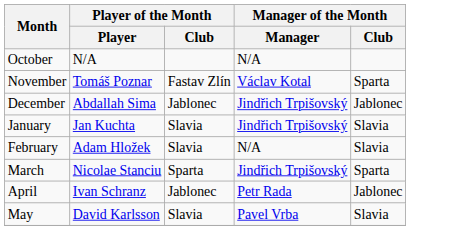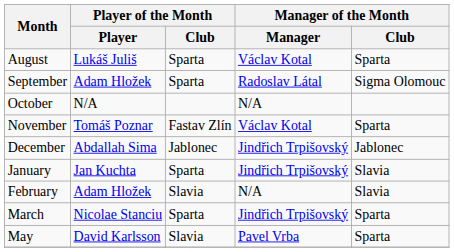+ row: (28, 59)
+ row: (37, 81)
(185, 125) Slavia -> (186, 170) Sparta
- row: (22, 192)
(371, 214) Slavia -> (372, 236) Sparta
